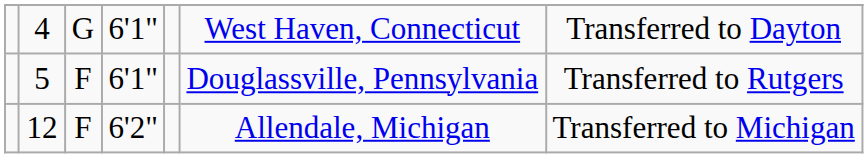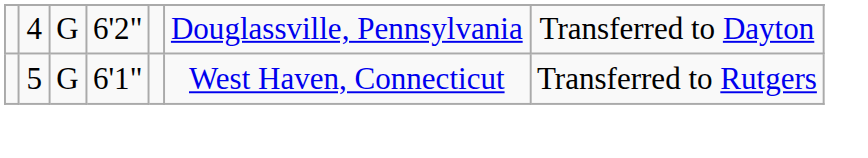(133, 29) 6'1" -> (118, 29) 6'2"
(362, 29) West Haven, Connecticut -> (347, 29) Douglassville, Pennsylvania
(83, 78) F -> (67, 78) G
(362, 78) Douglassville, Pennsylvania -> (347, 78) West Haven, Connecticut
- row: (42, 127)
